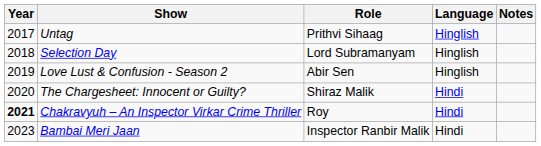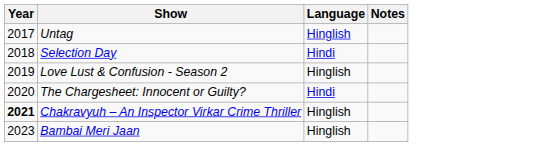- column: (368, 14)
(457, 53) Hinglish -> (321, 53) Hindi
(449, 111) Hindi -> (329, 111) Hinglish
(449, 131) Hindi -> (329, 131) Hinglish
